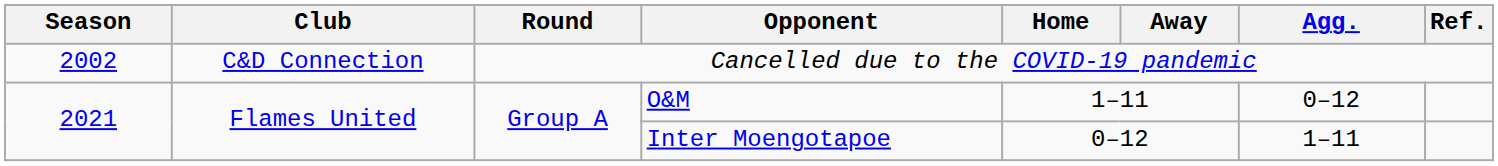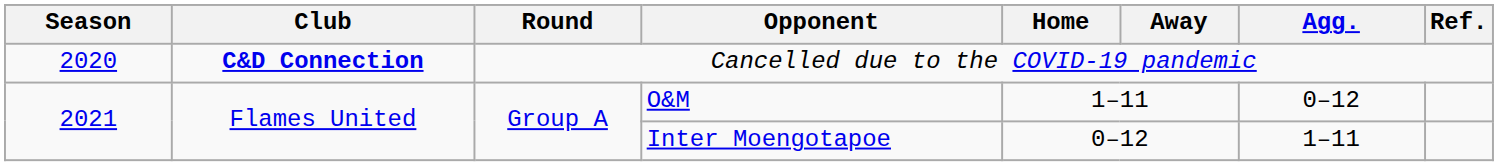(88, 63) 2002 -> (88, 63) 2020
(323, 63) normal -> (323, 63) bold
